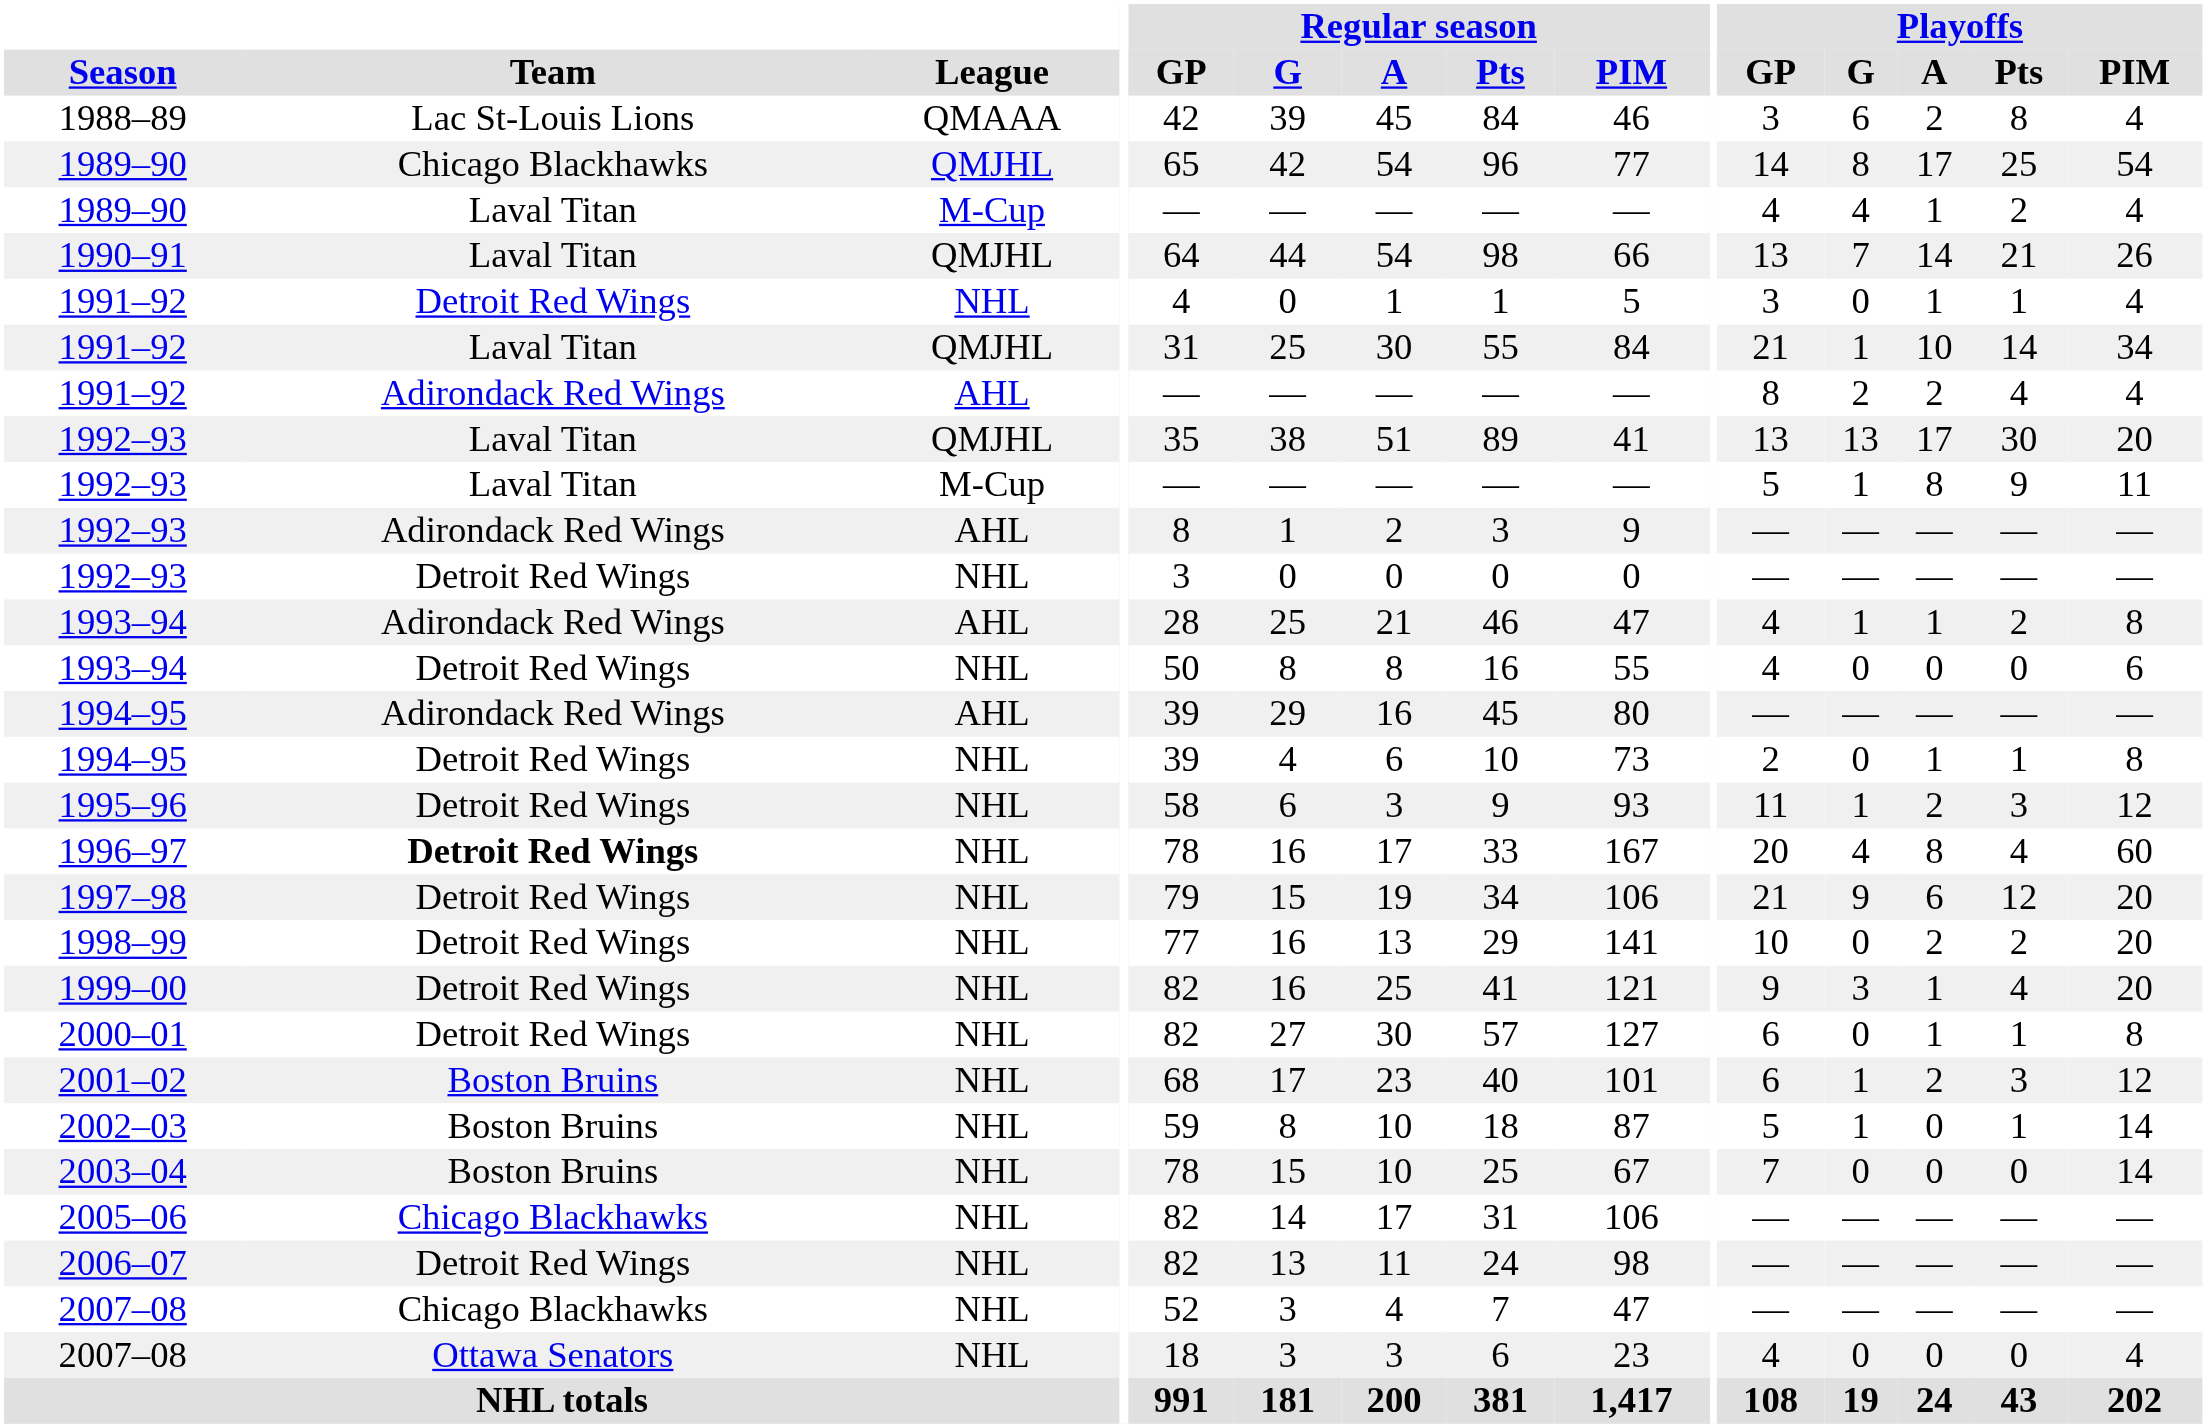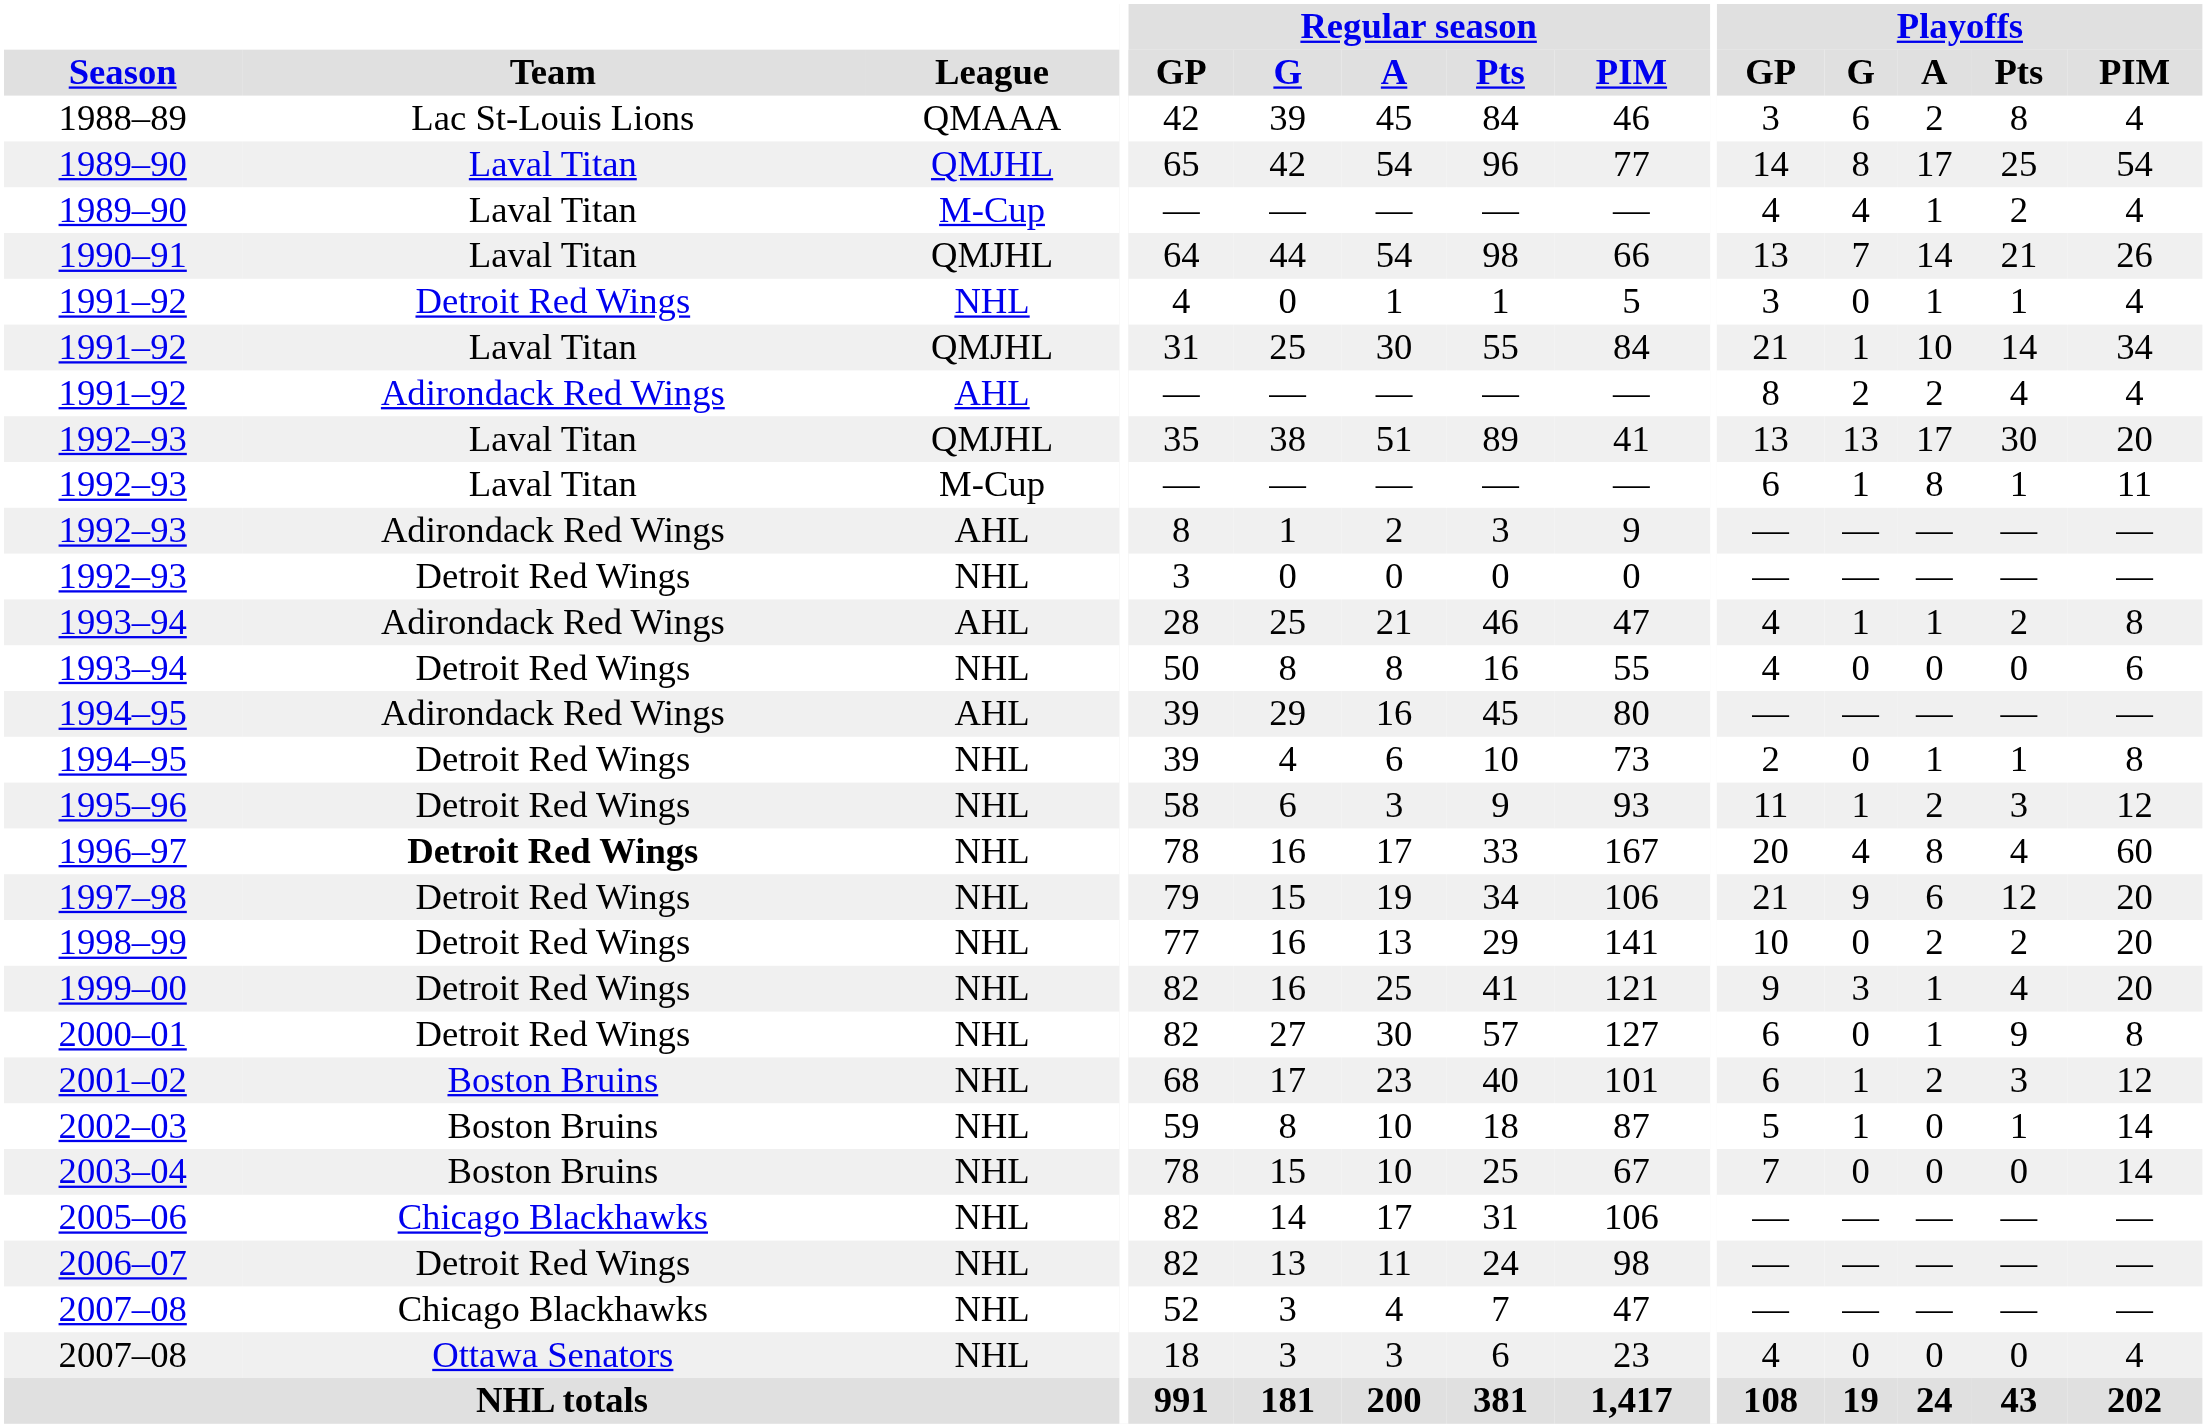(553, 163) Chicago Blackhawks -> (553, 163) Laval Titan
(1771, 484) 5 -> (1771, 484) 6
(2019, 484) 9 -> (2019, 484) 1
(2019, 1033) 1 -> (2019, 1033) 9
